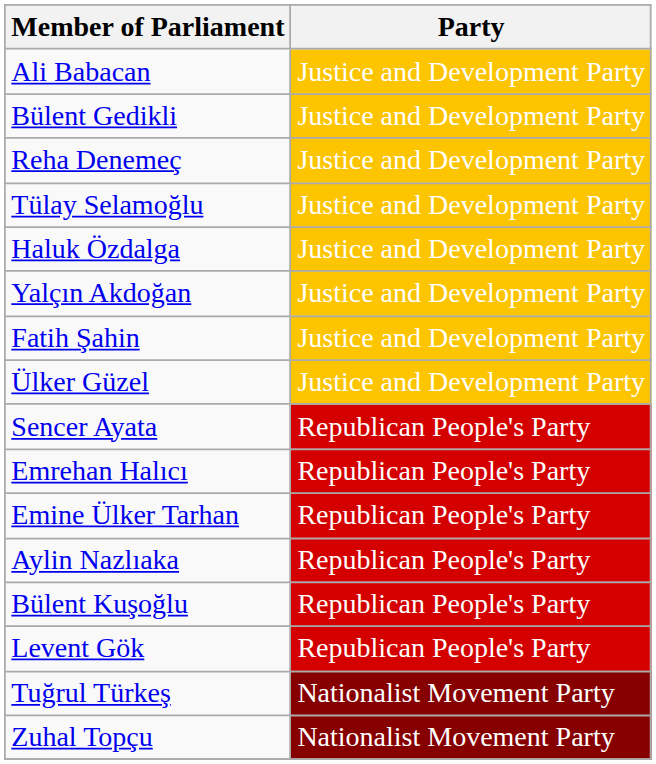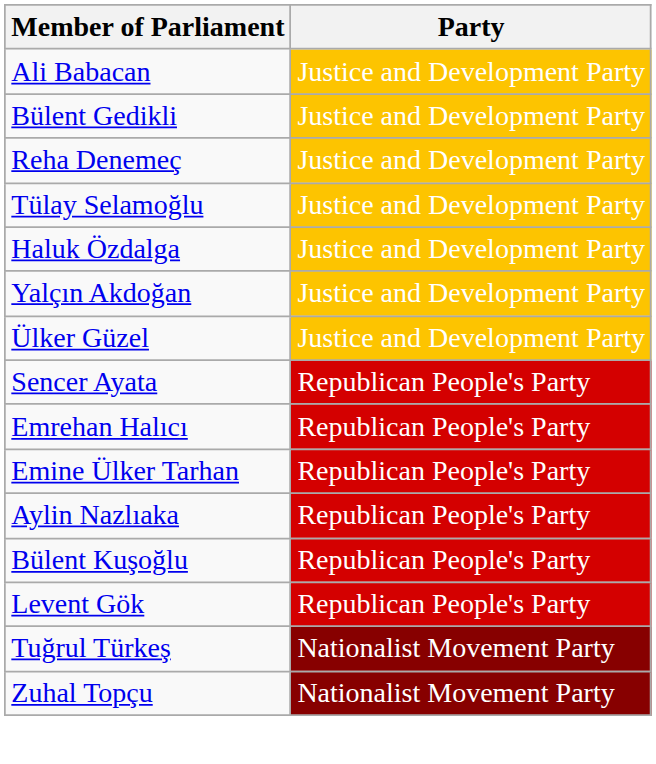- row: (76, 337)
